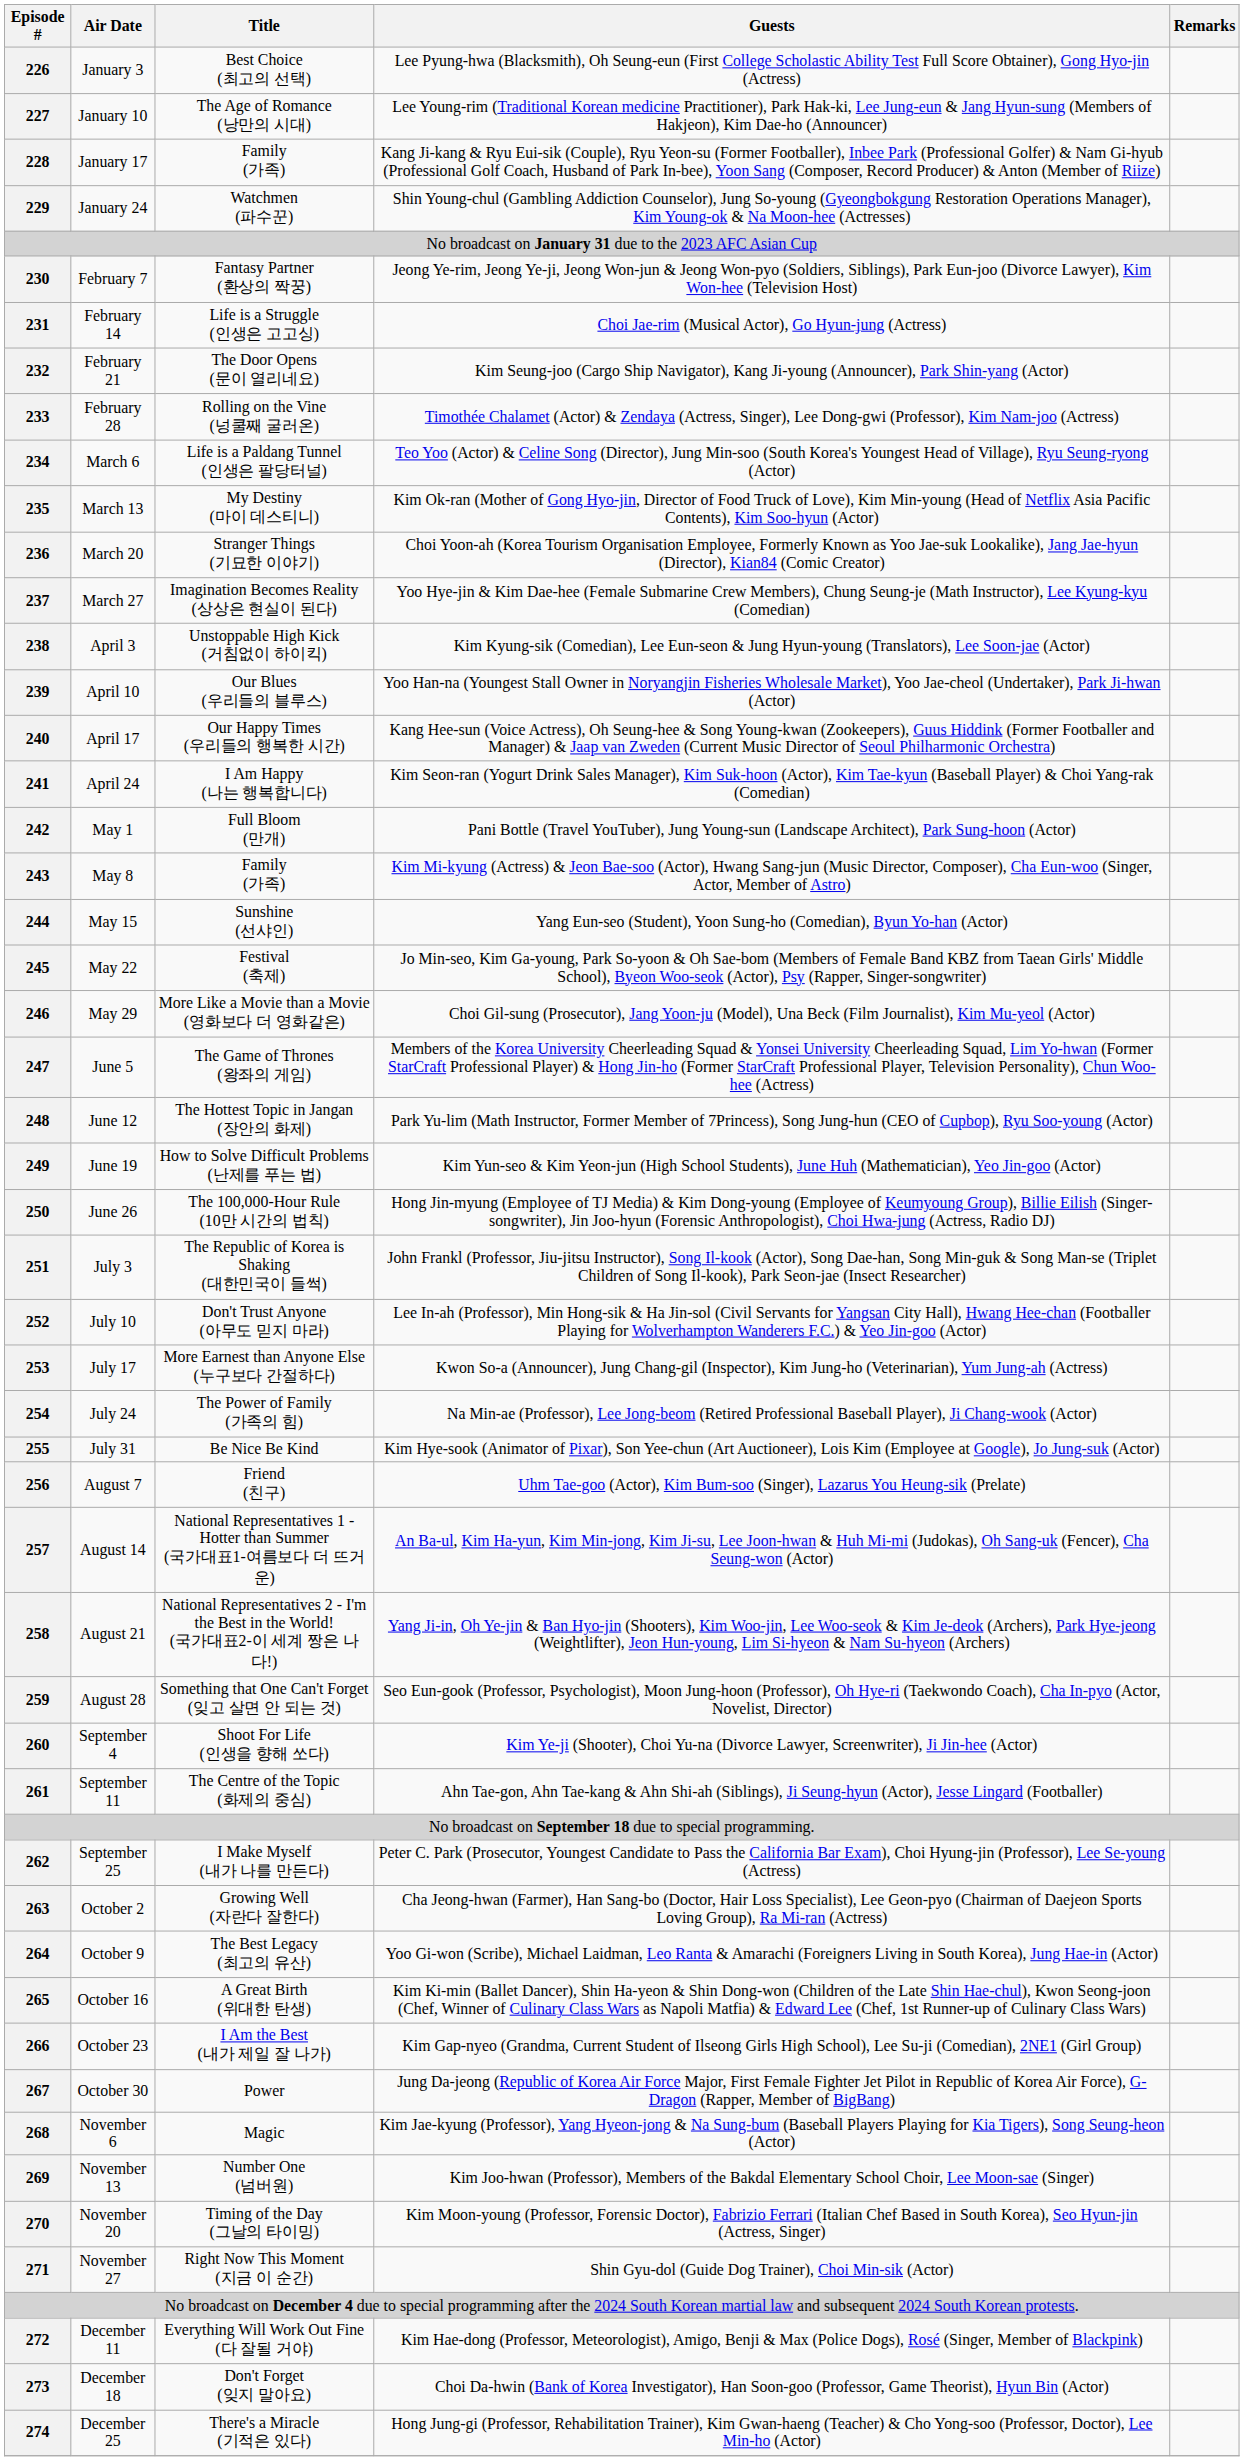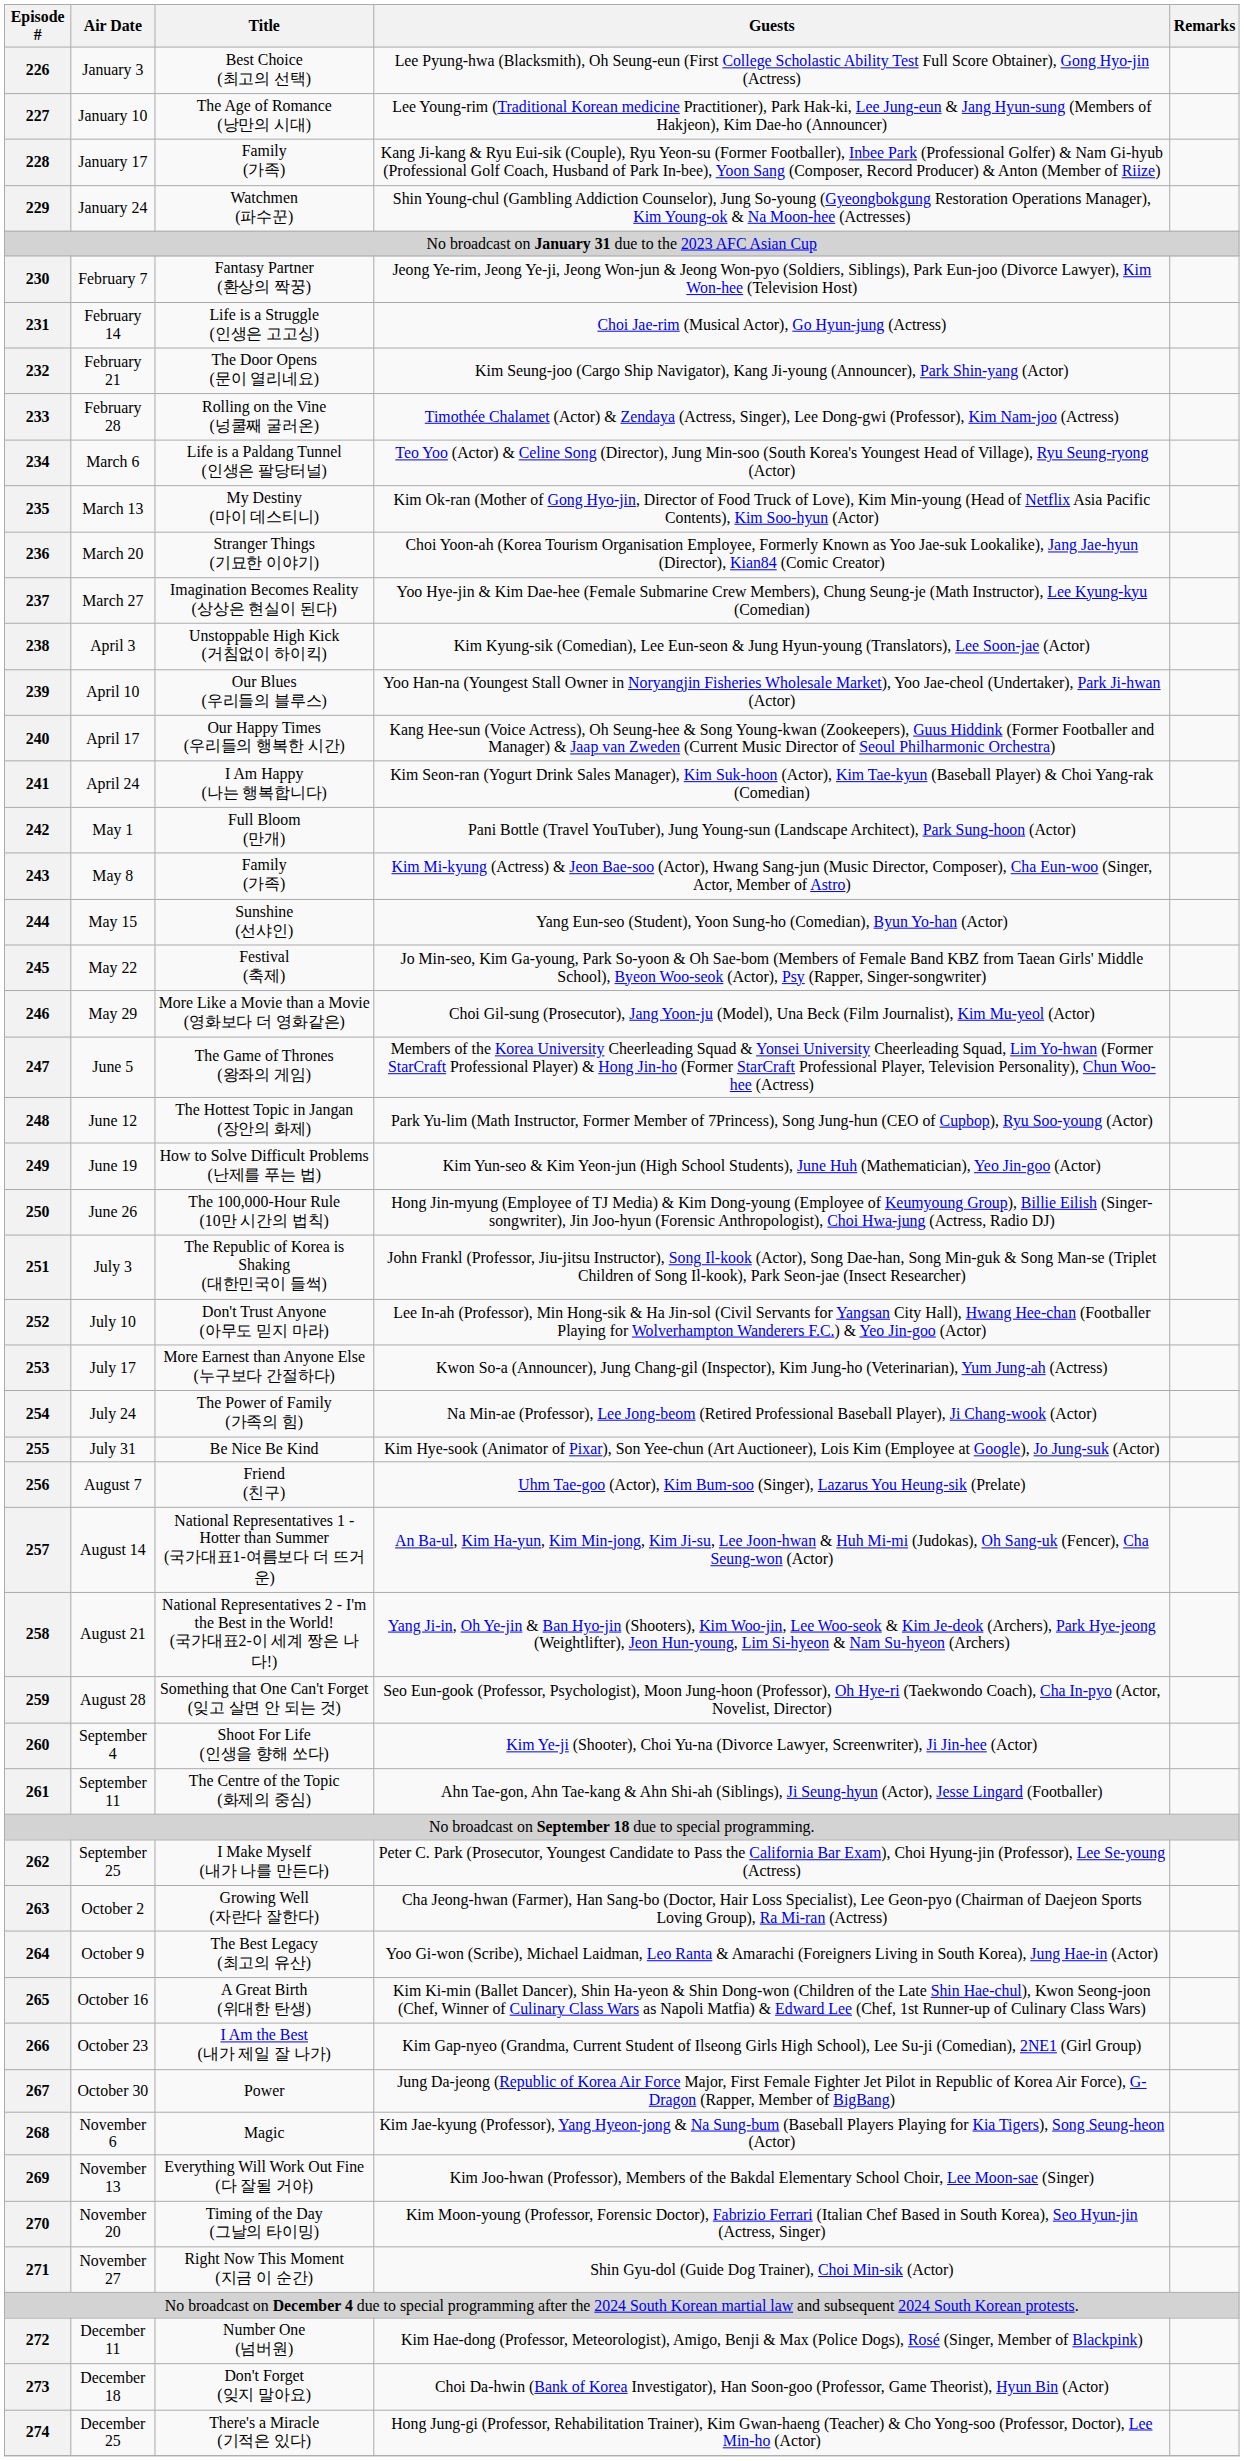(264, 2176) Number One (넘버원) -> (264, 2176) Everything Will Work Out Fine (다 잘될 거야)
(264, 2339) Everything Will Work Out Fine (다 잘될 거야) -> (264, 2339) Number One (넘버원)
